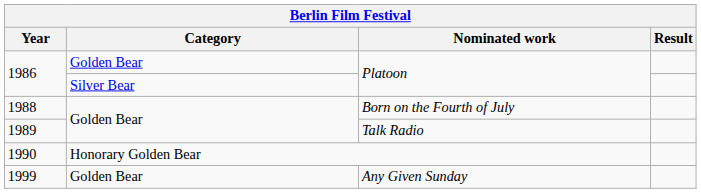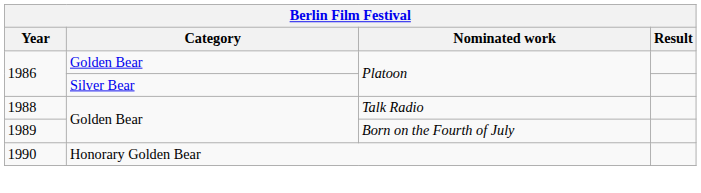(438, 107) Born on the Fourth of July -> (393, 107) Talk Radio
(393, 130) Talk Radio -> (438, 130) Born on the Fourth of July
- row: (22, 176)
